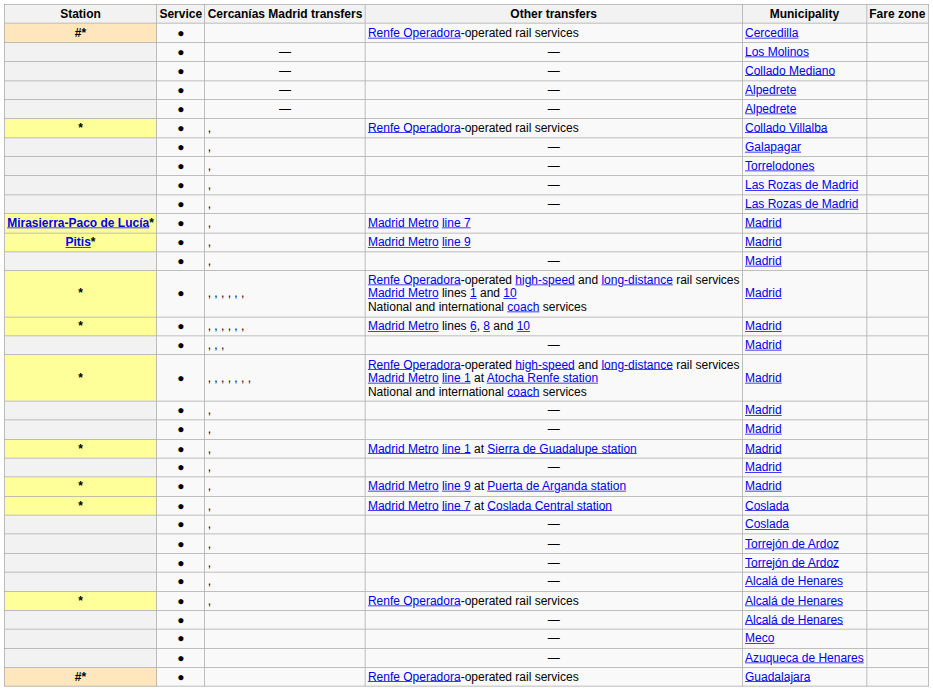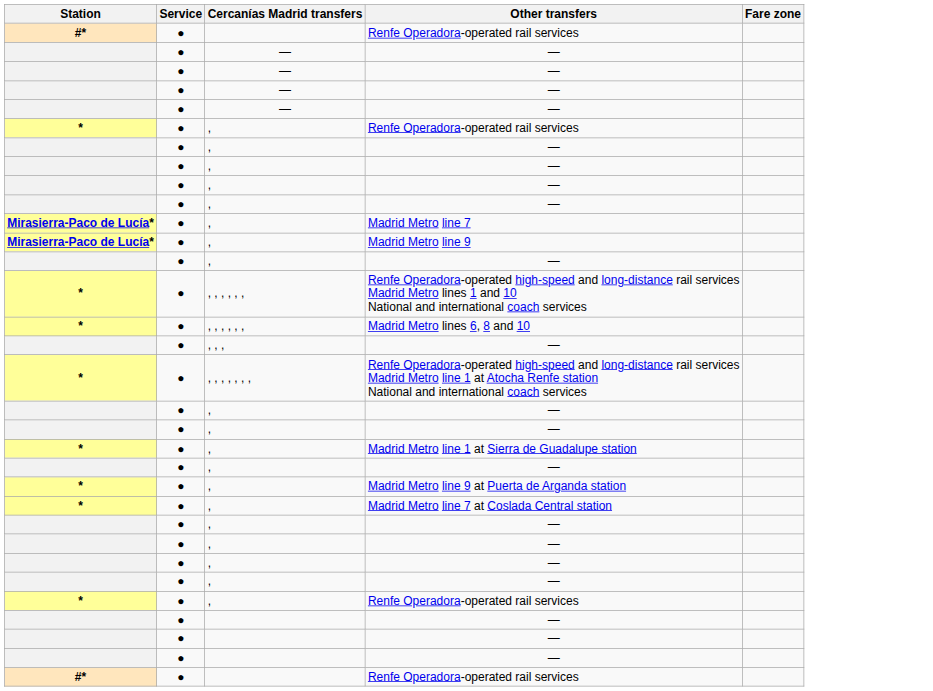- column: (804, 14)
(81, 242) Pitis* -> (81, 242) Mirasierra-Paco de Lucía*
